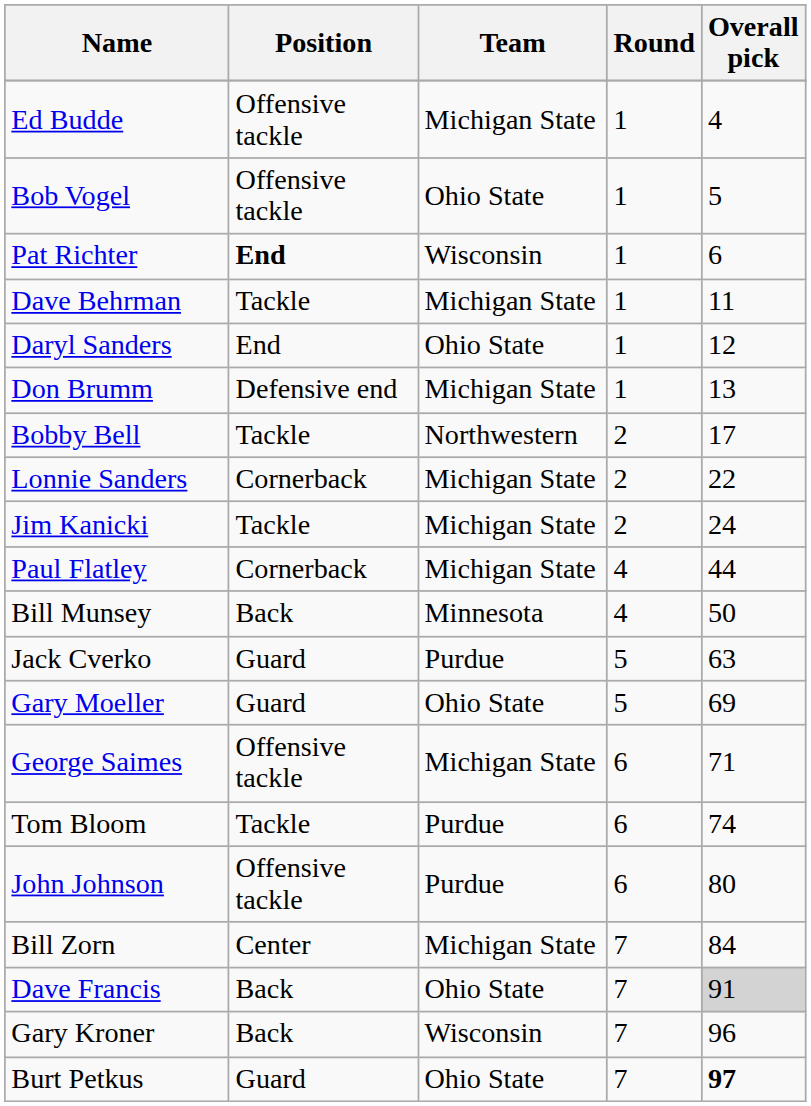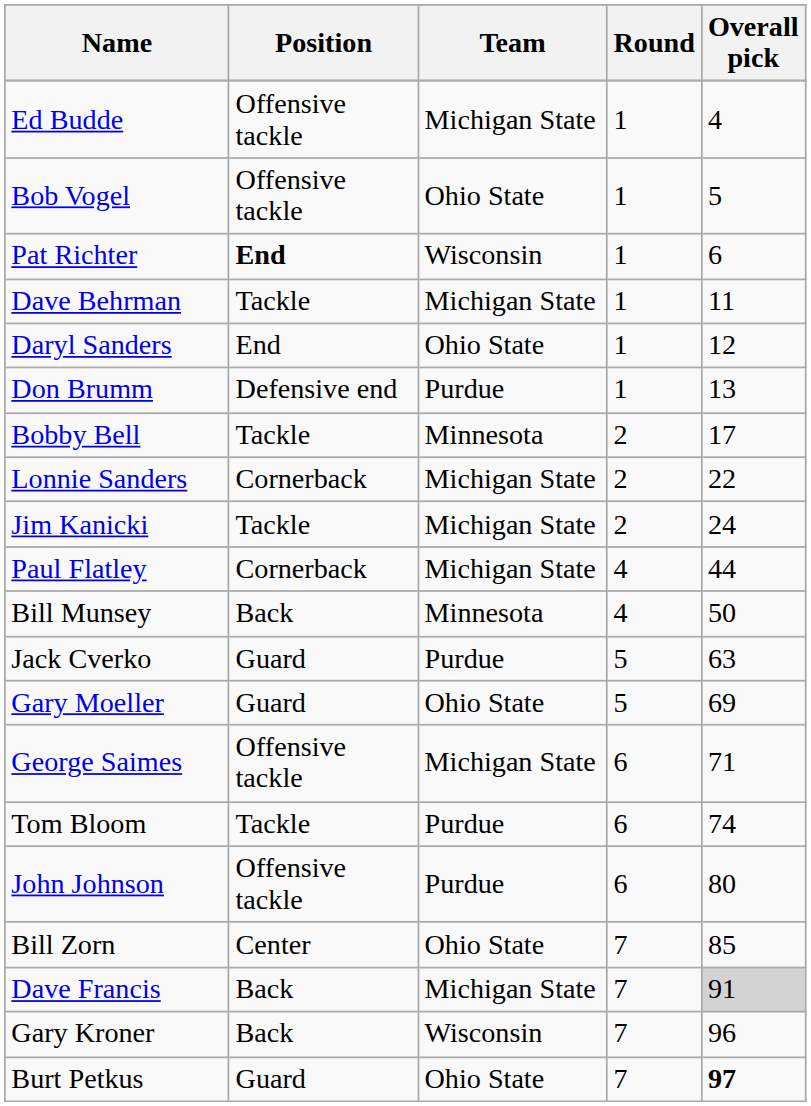(510, 389) Michigan State -> (464, 389) Purdue
(501, 434) Northwestern -> (484, 434) Minnesota
(510, 944) Michigan State -> (484, 944) Ohio State
(722, 944) 84 -> (722, 944) 85
(484, 989) Ohio State -> (510, 989) Michigan State
